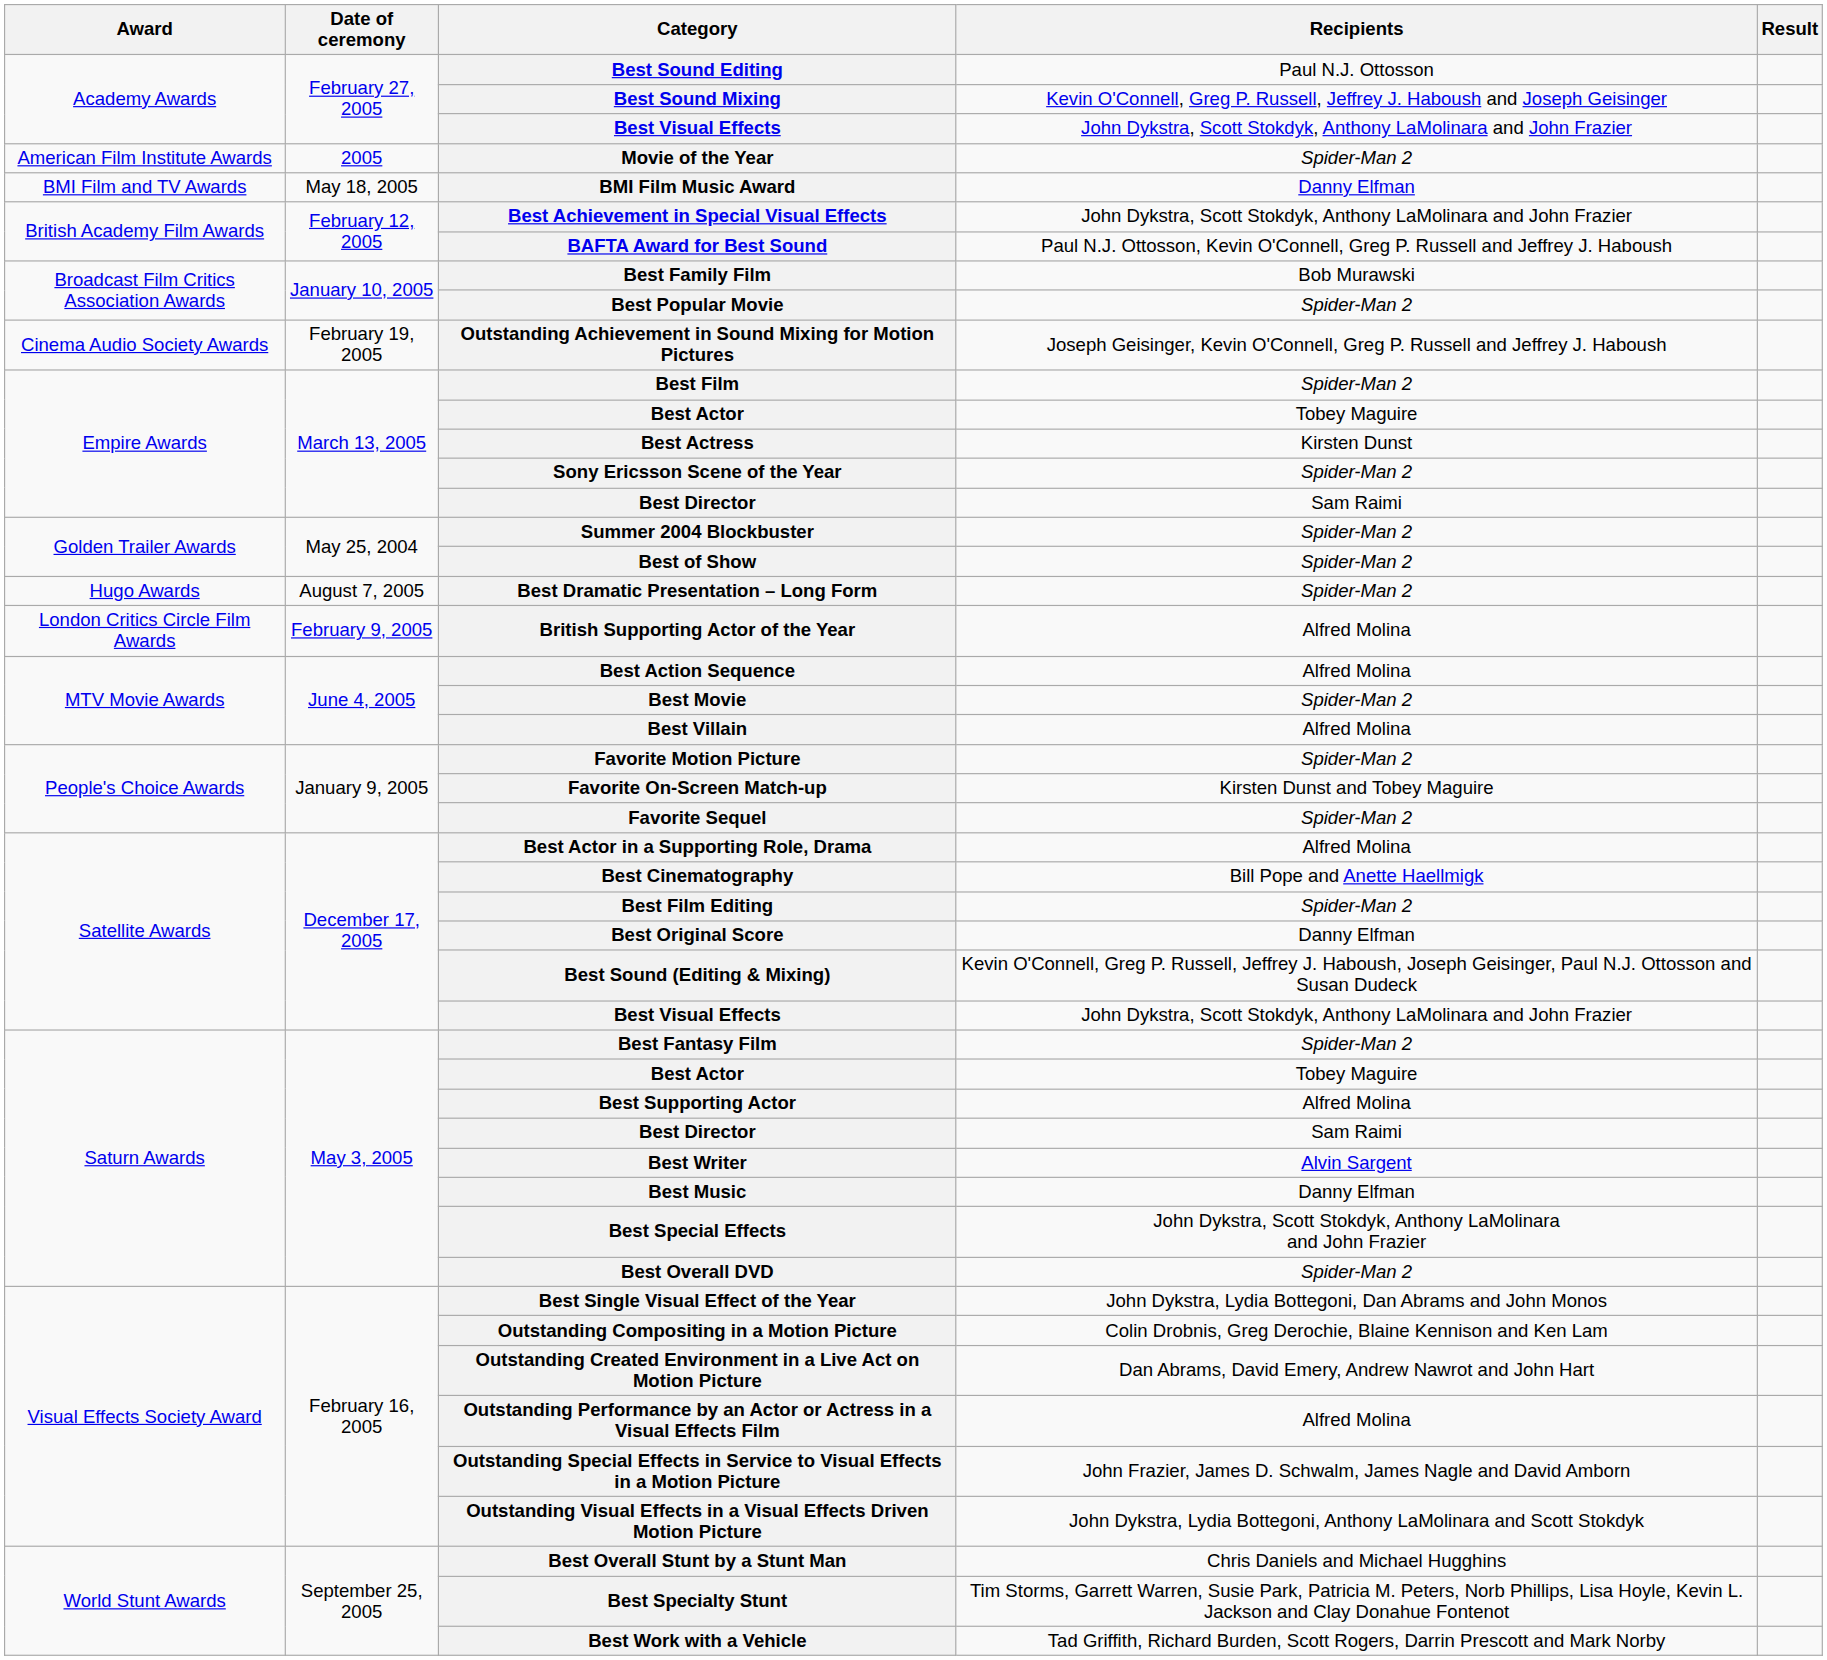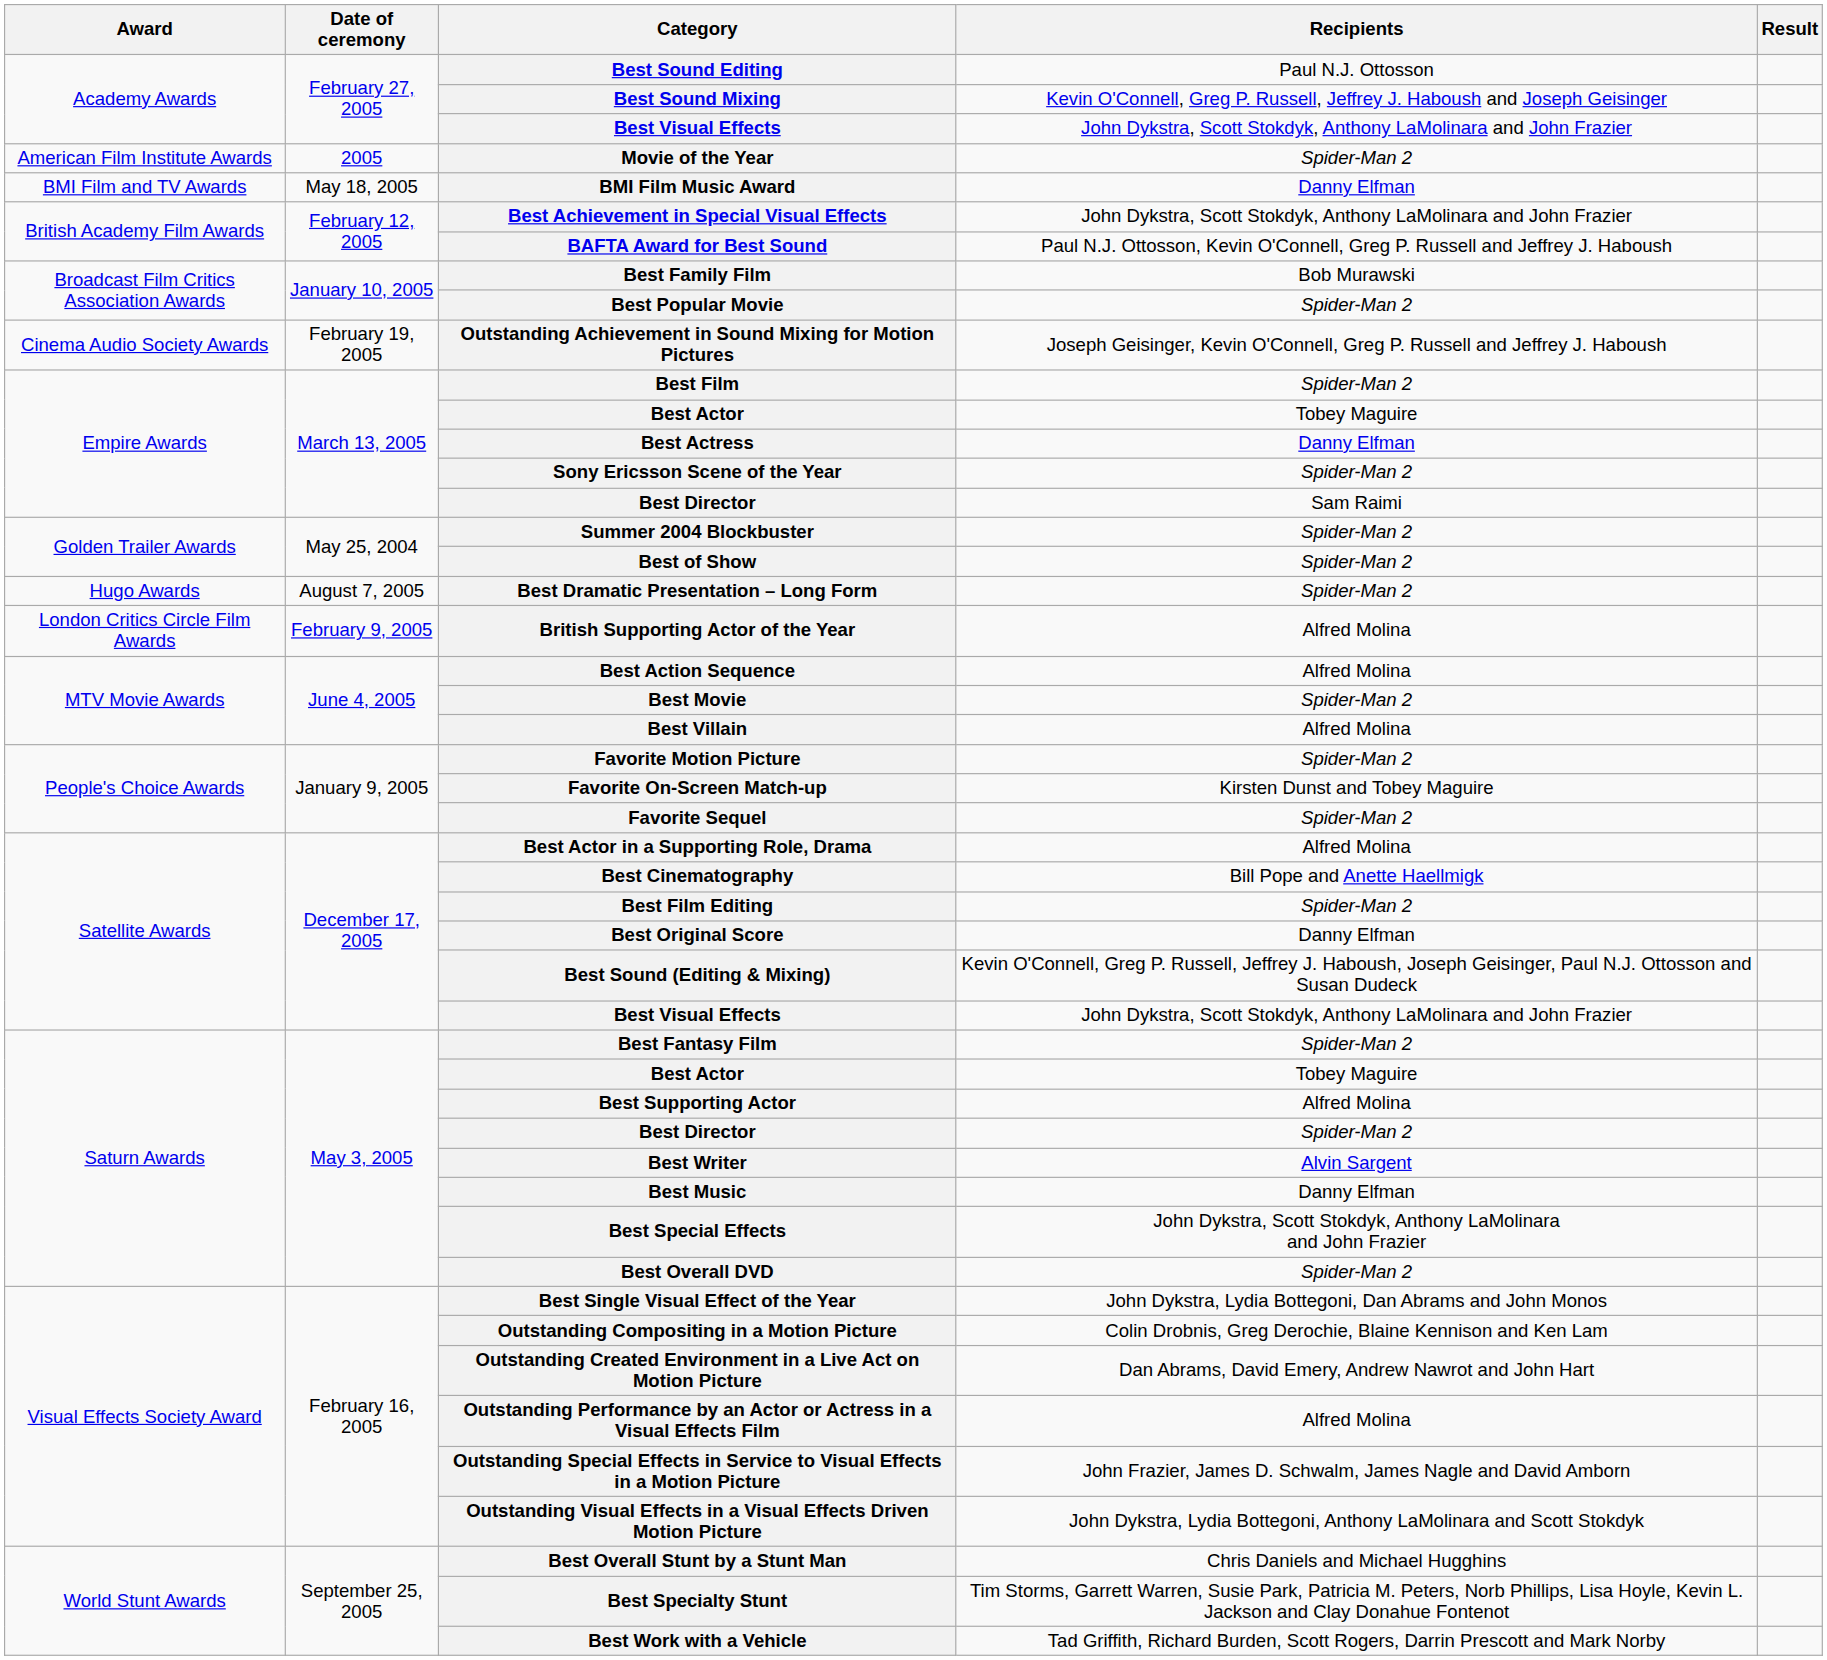(1357, 443) Kirsten Dunst -> (1357, 443) Danny Elfman
(1357, 1132) Sam Raimi -> (1357, 1132) Spider-Man 2
